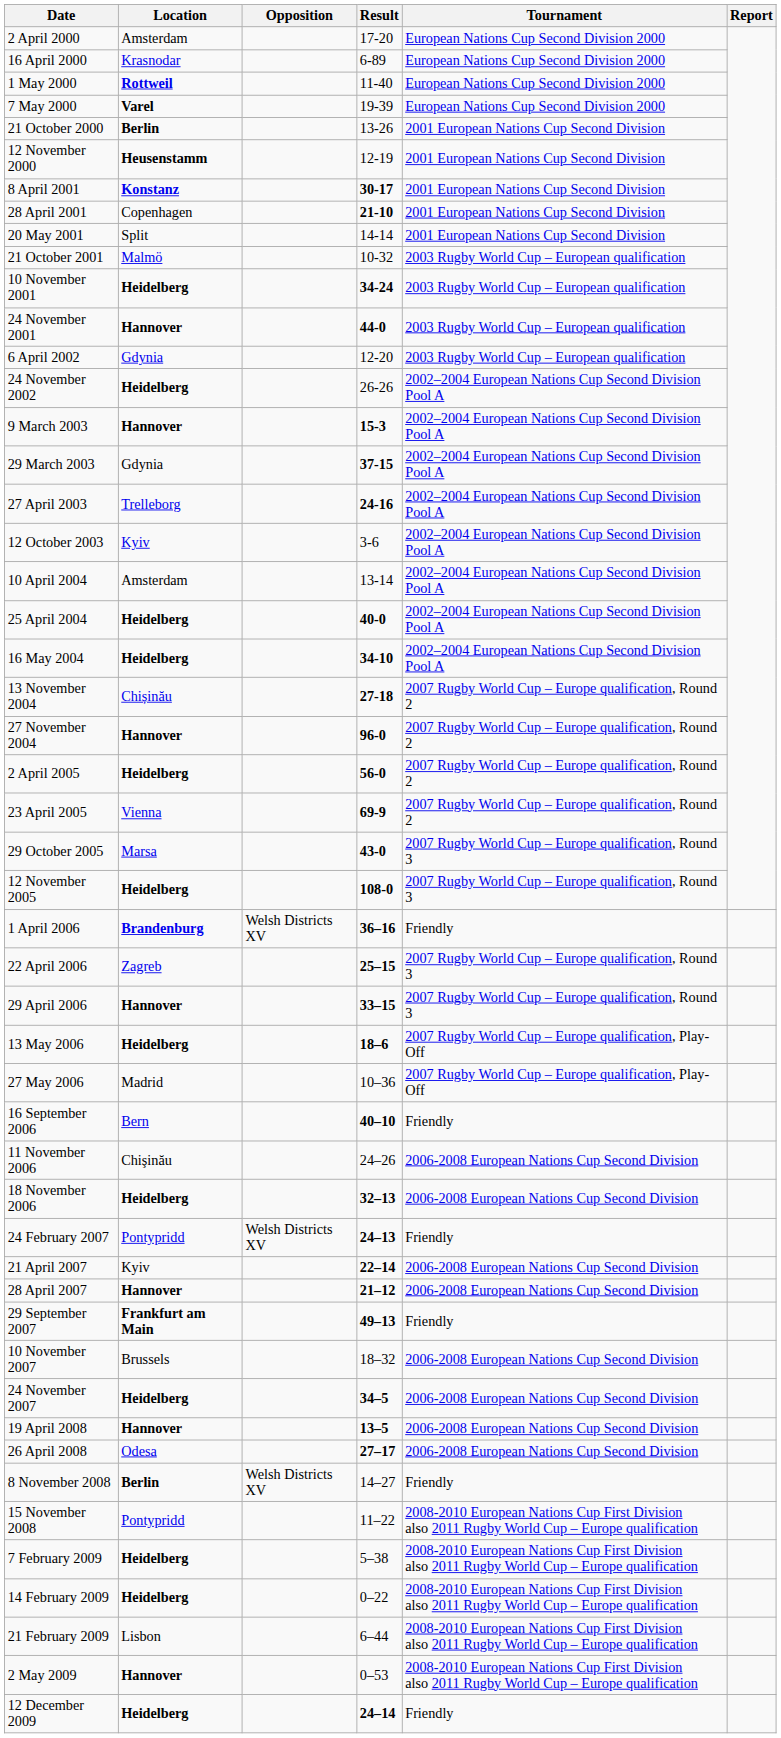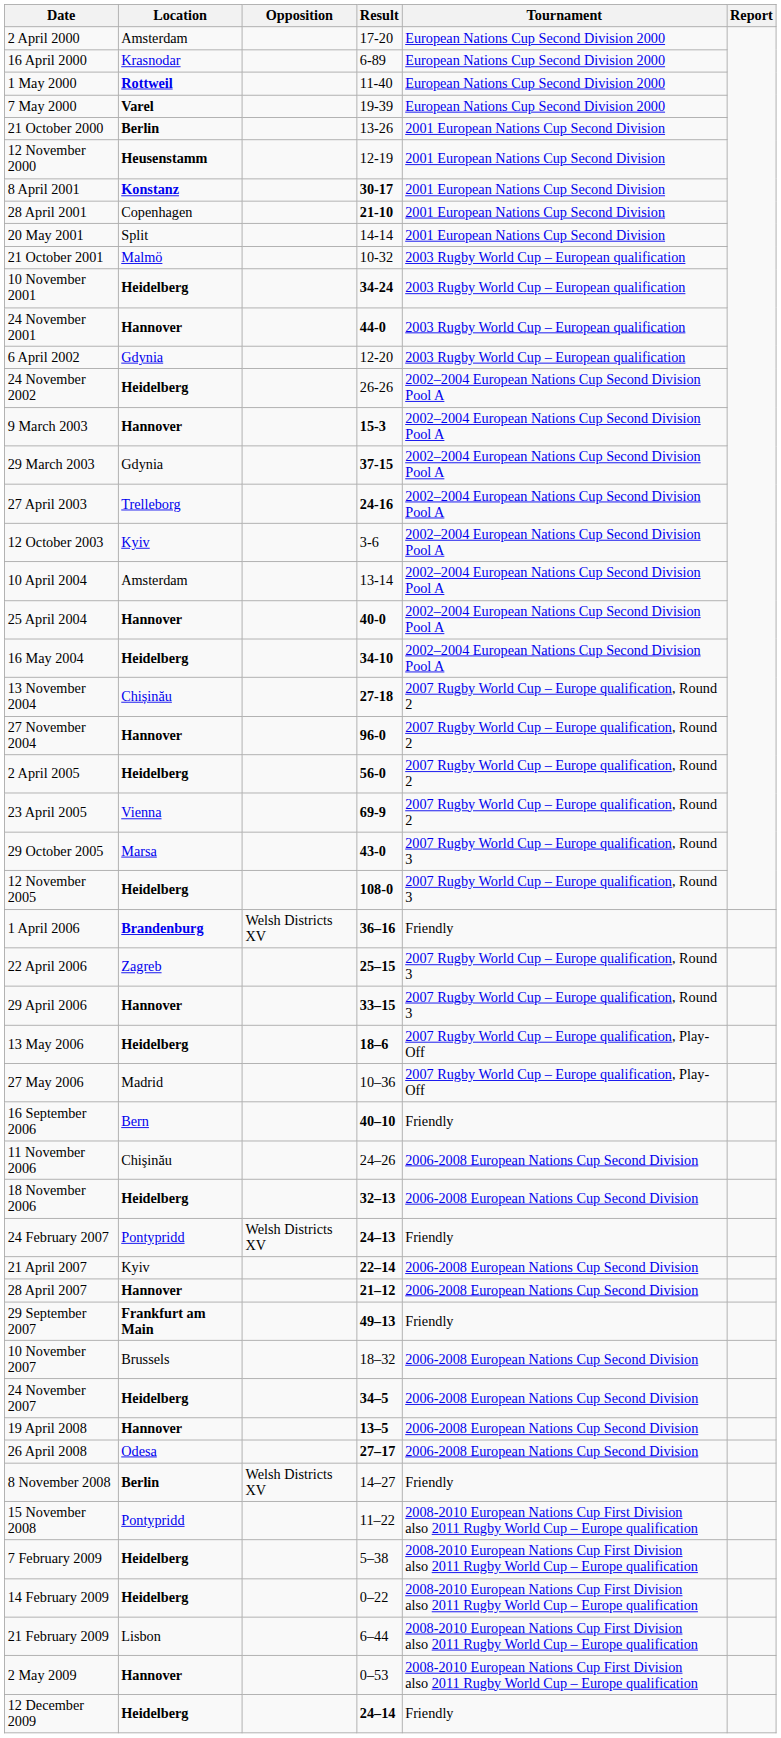(155, 619) Heidelberg -> (152, 619) Hannover
